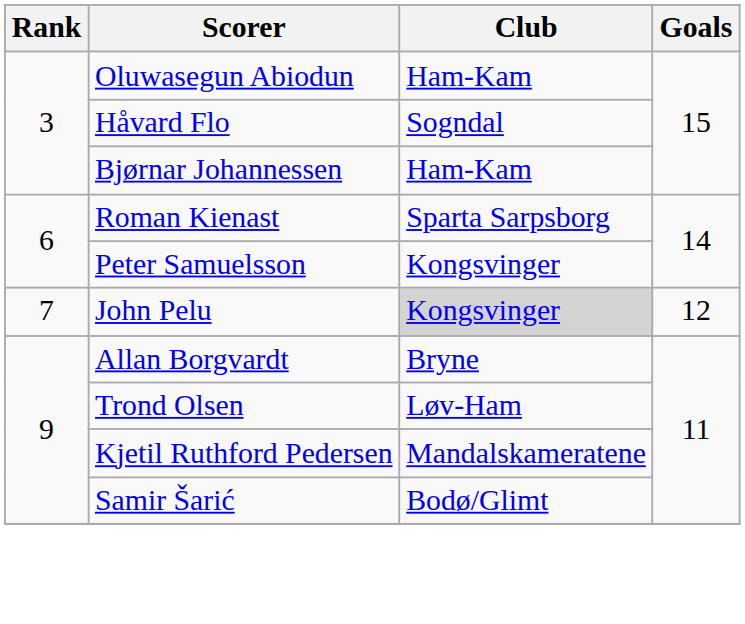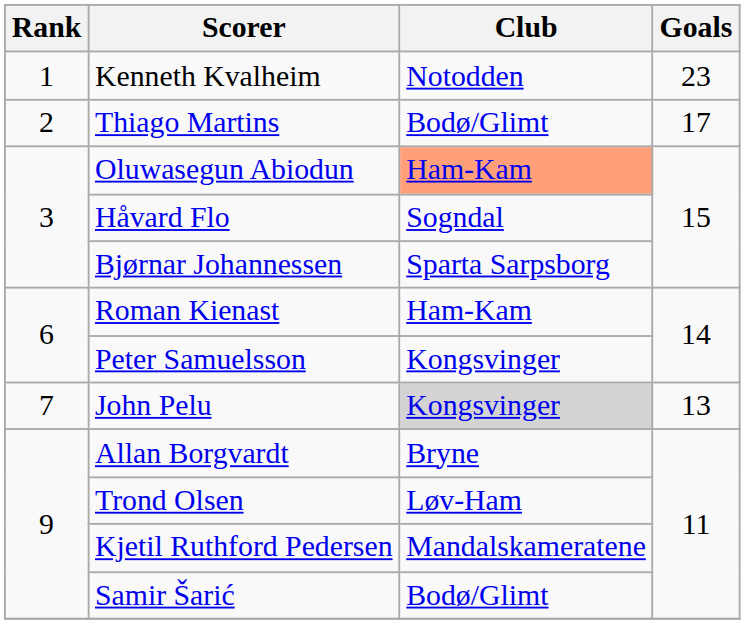+ row: (208, 75)
+ row: (187, 122)
(469, 75) no background -> (469, 169) lightsalmon background
(469, 169) Ham-Kam -> (508, 264) Sparta Sarpsborg
(508, 216) Sparta Sarpsborg -> (469, 311) Ham-Kam
(696, 311) 12 -> (696, 405) 13
